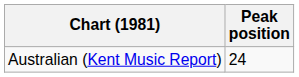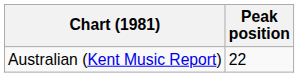(238, 59) 24 -> (238, 59) 22
